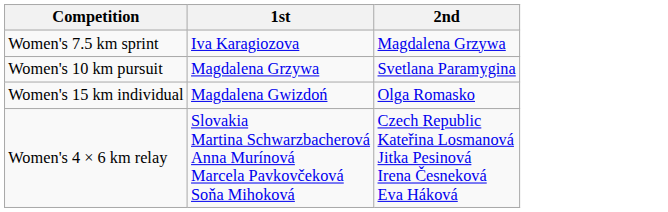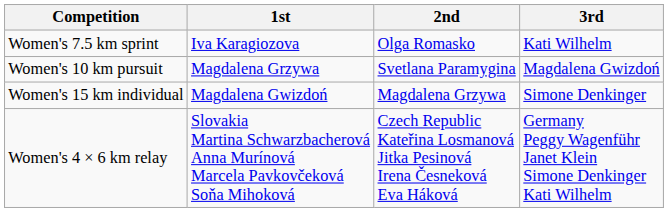+ column: (591, 17)
(442, 43) Magdalena Grzywa -> (426, 43) Olga Romasko
(426, 95) Olga Romasko -> (442, 95) Magdalena Grzywa
